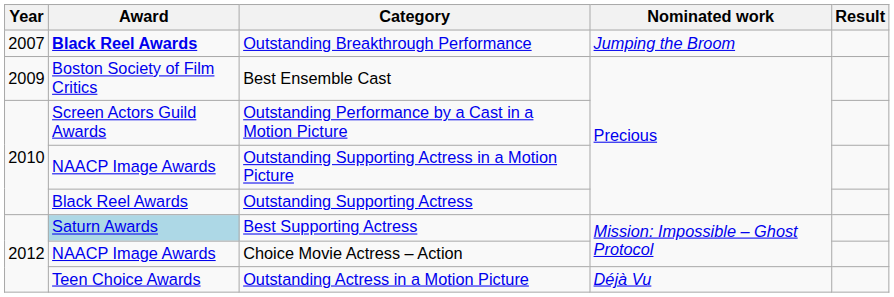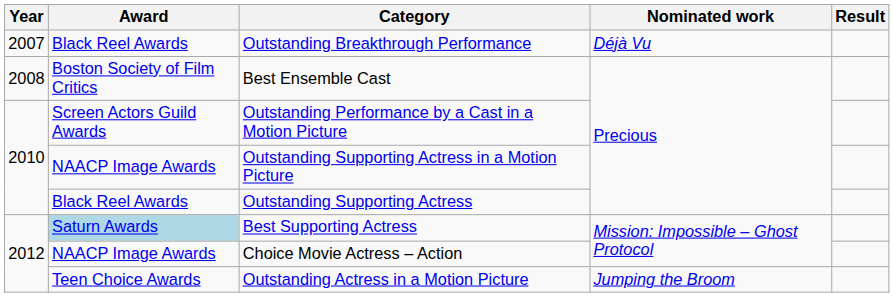(125, 43) bold -> (120, 43) normal
(664, 43) Jumping the Broom -> (622, 43) Déjà Vu
(26, 78) 2009 -> (26, 78) 2008
(622, 279) Déjà Vu -> (664, 279) Jumping the Broom
